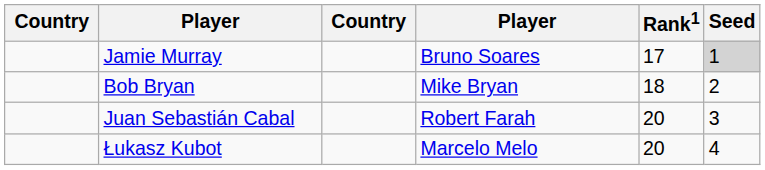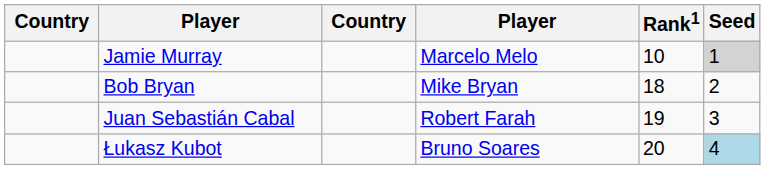(480, 56) Bruno Soares -> (479, 56) Marcelo Melo
(654, 56) 17 -> (654, 56) 10
(654, 118) 20 -> (654, 118) 19
(479, 149) Marcelo Melo -> (480, 149) Bruno Soares
(714, 149) no background -> (714, 149) lightblue background
